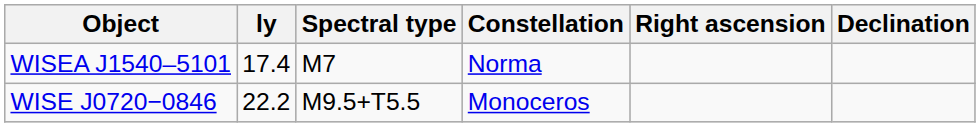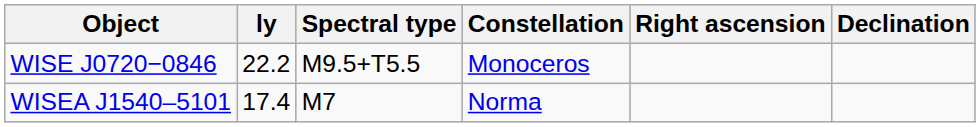rows swapped: (121, 63) <-> (114, 102)
